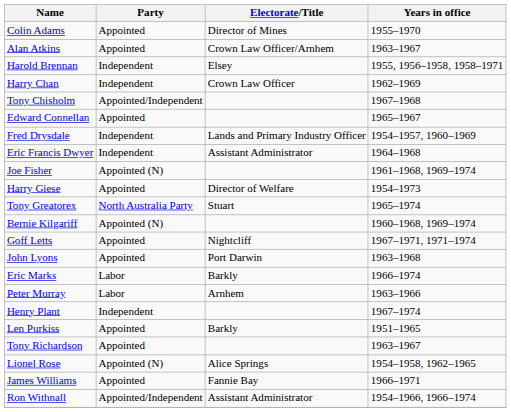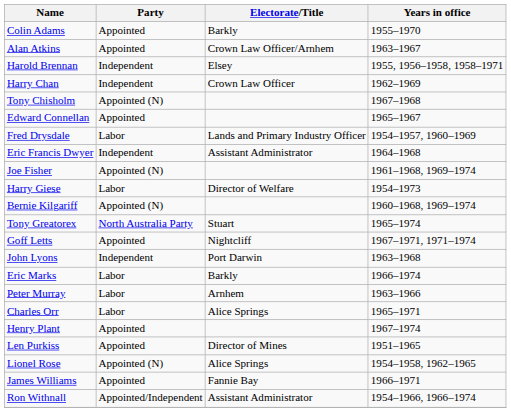(247, 30) Director of Mines -> (223, 30) Barkly
(151, 100) Appointed/Independent -> (131, 100) Appointed (N)
(126, 135) Independent -> (112, 135) Labor
(122, 188) Appointed -> (112, 188) Labor
rows swapped: (42, 205) <-> (42, 223)
(122, 258) Appointed -> (126, 258) Independent
+ row: (33, 310)
(126, 310) Independent -> (122, 328) Appointed
(223, 328) Barkly -> (247, 345) Director of Mines
- row: (45, 345)
